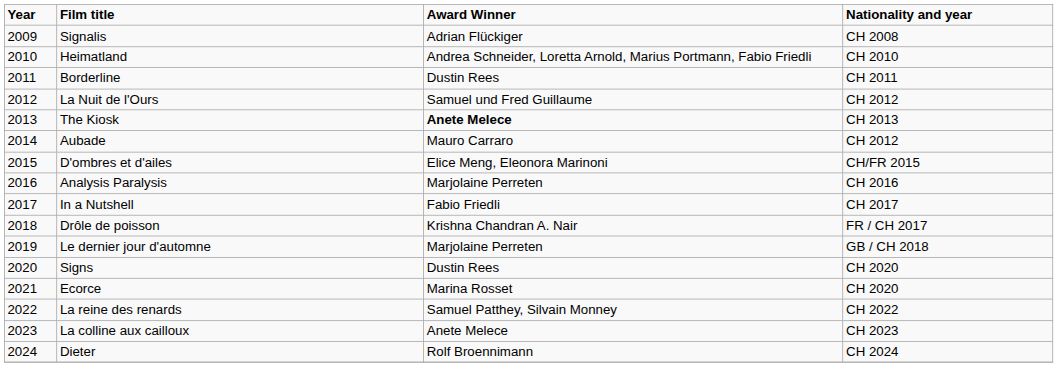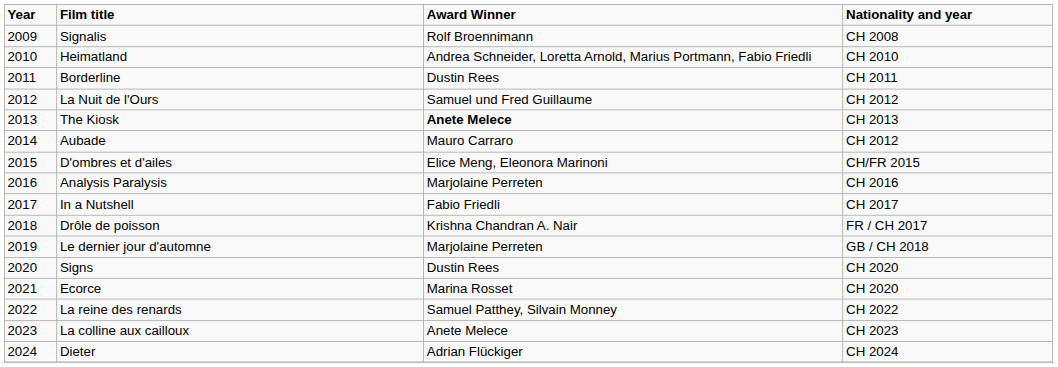(475, 36) Adrian Flückiger -> (480, 36) Rolf Broennimann
(480, 352) Rolf Broennimann -> (475, 352) Adrian Flückiger
